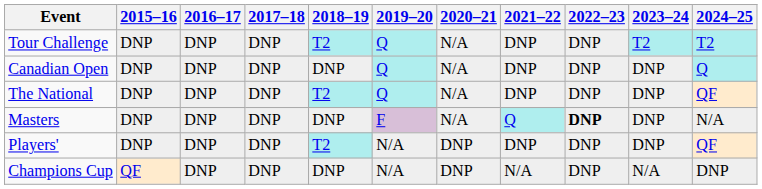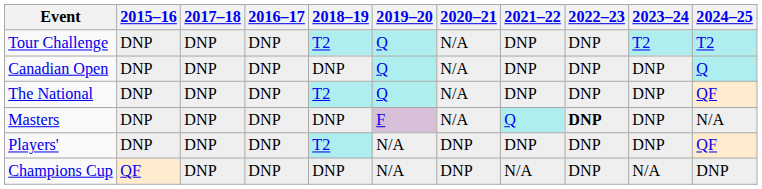columns swapped: (213, 17) <-> (277, 17)
